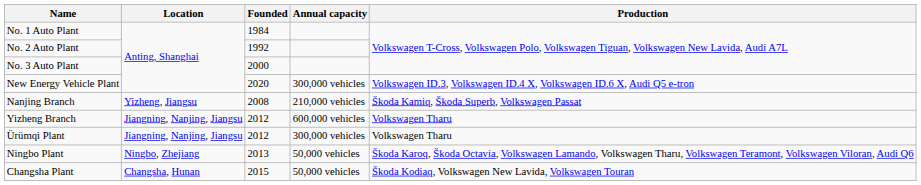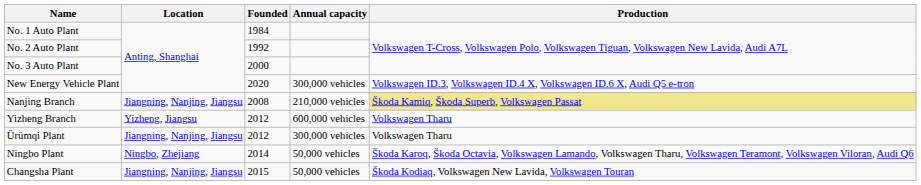(161, 101) Yizheng, Jiangsu -> (183, 101) Jiangning, Nanjing, Jiangsu
(477, 101) no background -> (477, 101) khaki background
(183, 119) Jiangning, Nanjing, Jiangsu -> (161, 119) Yizheng, Jiangsu
(258, 154) 2013 -> (258, 154) 2014
(162, 171) Changsha, Hunan -> (183, 171) Jiangning, Nanjing, Jiangsu
